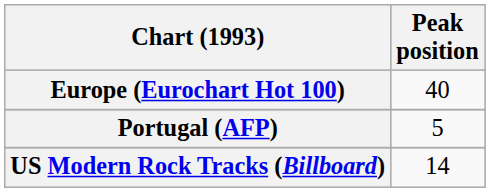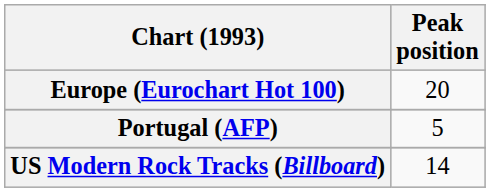(438, 89) 40 -> (438, 89) 20
